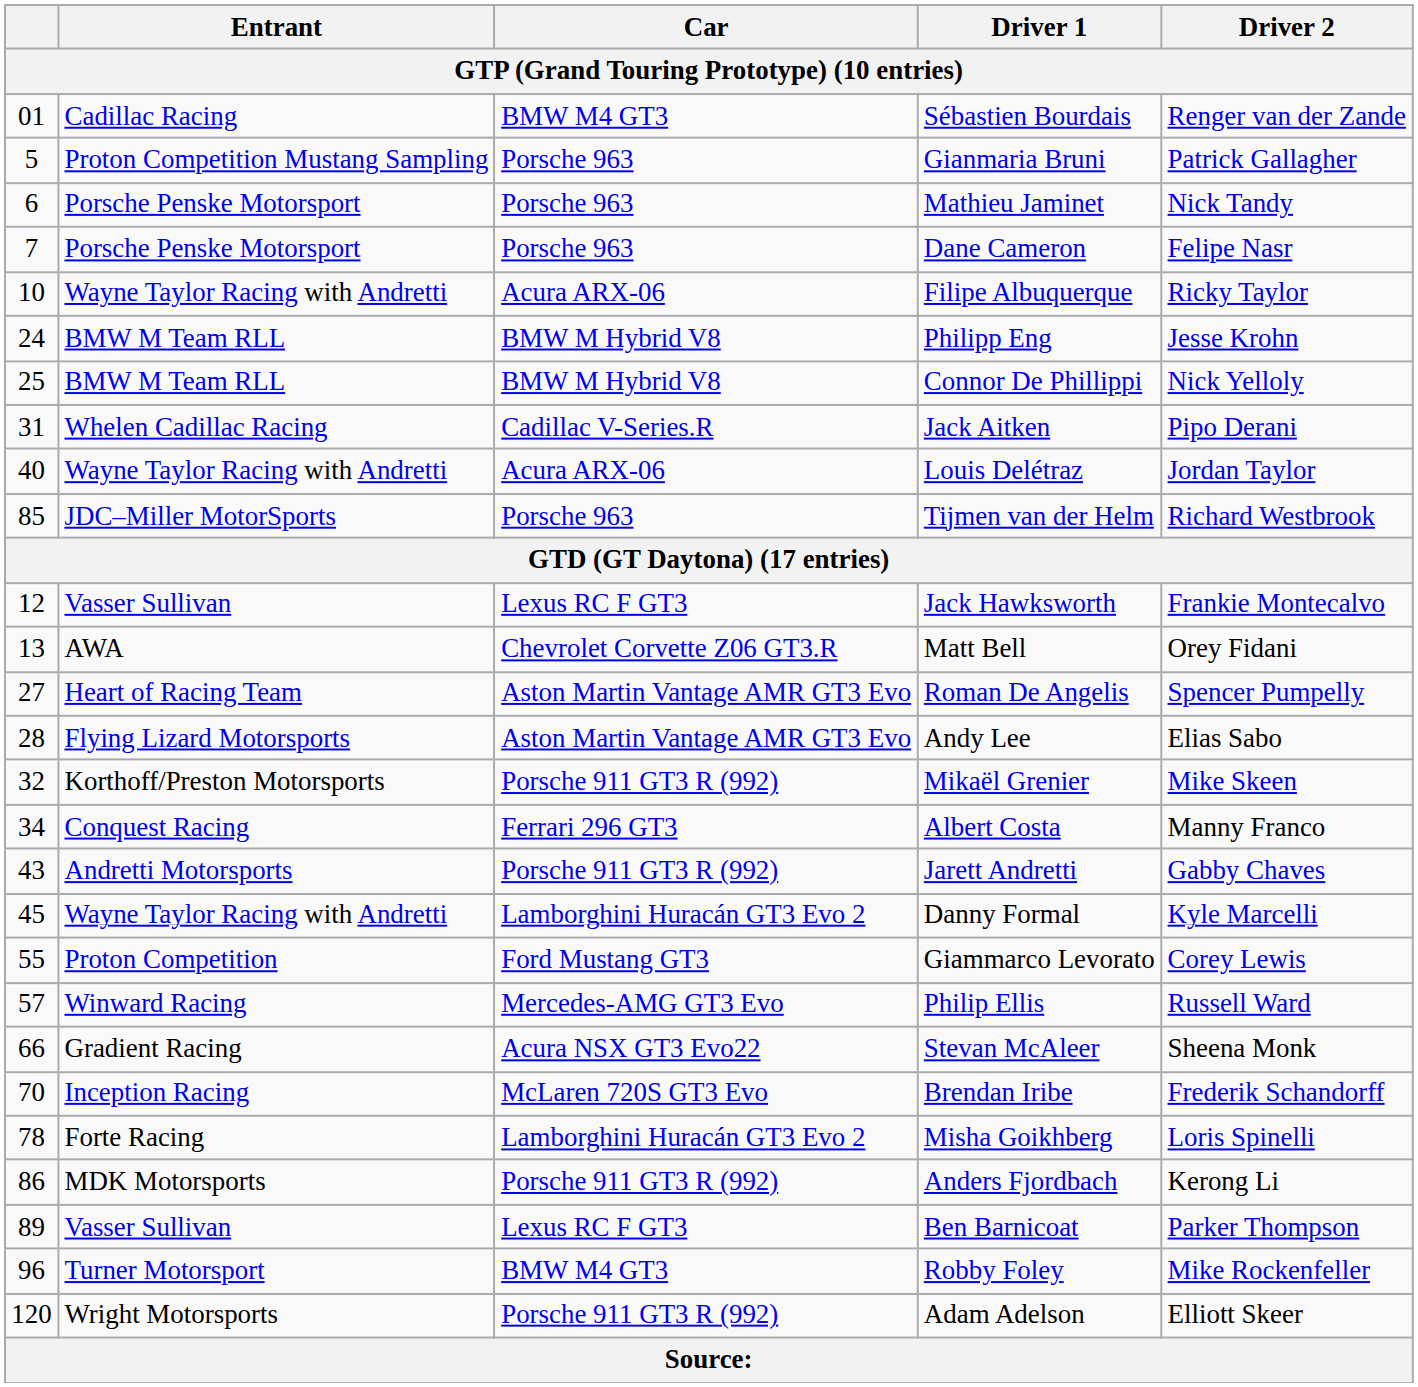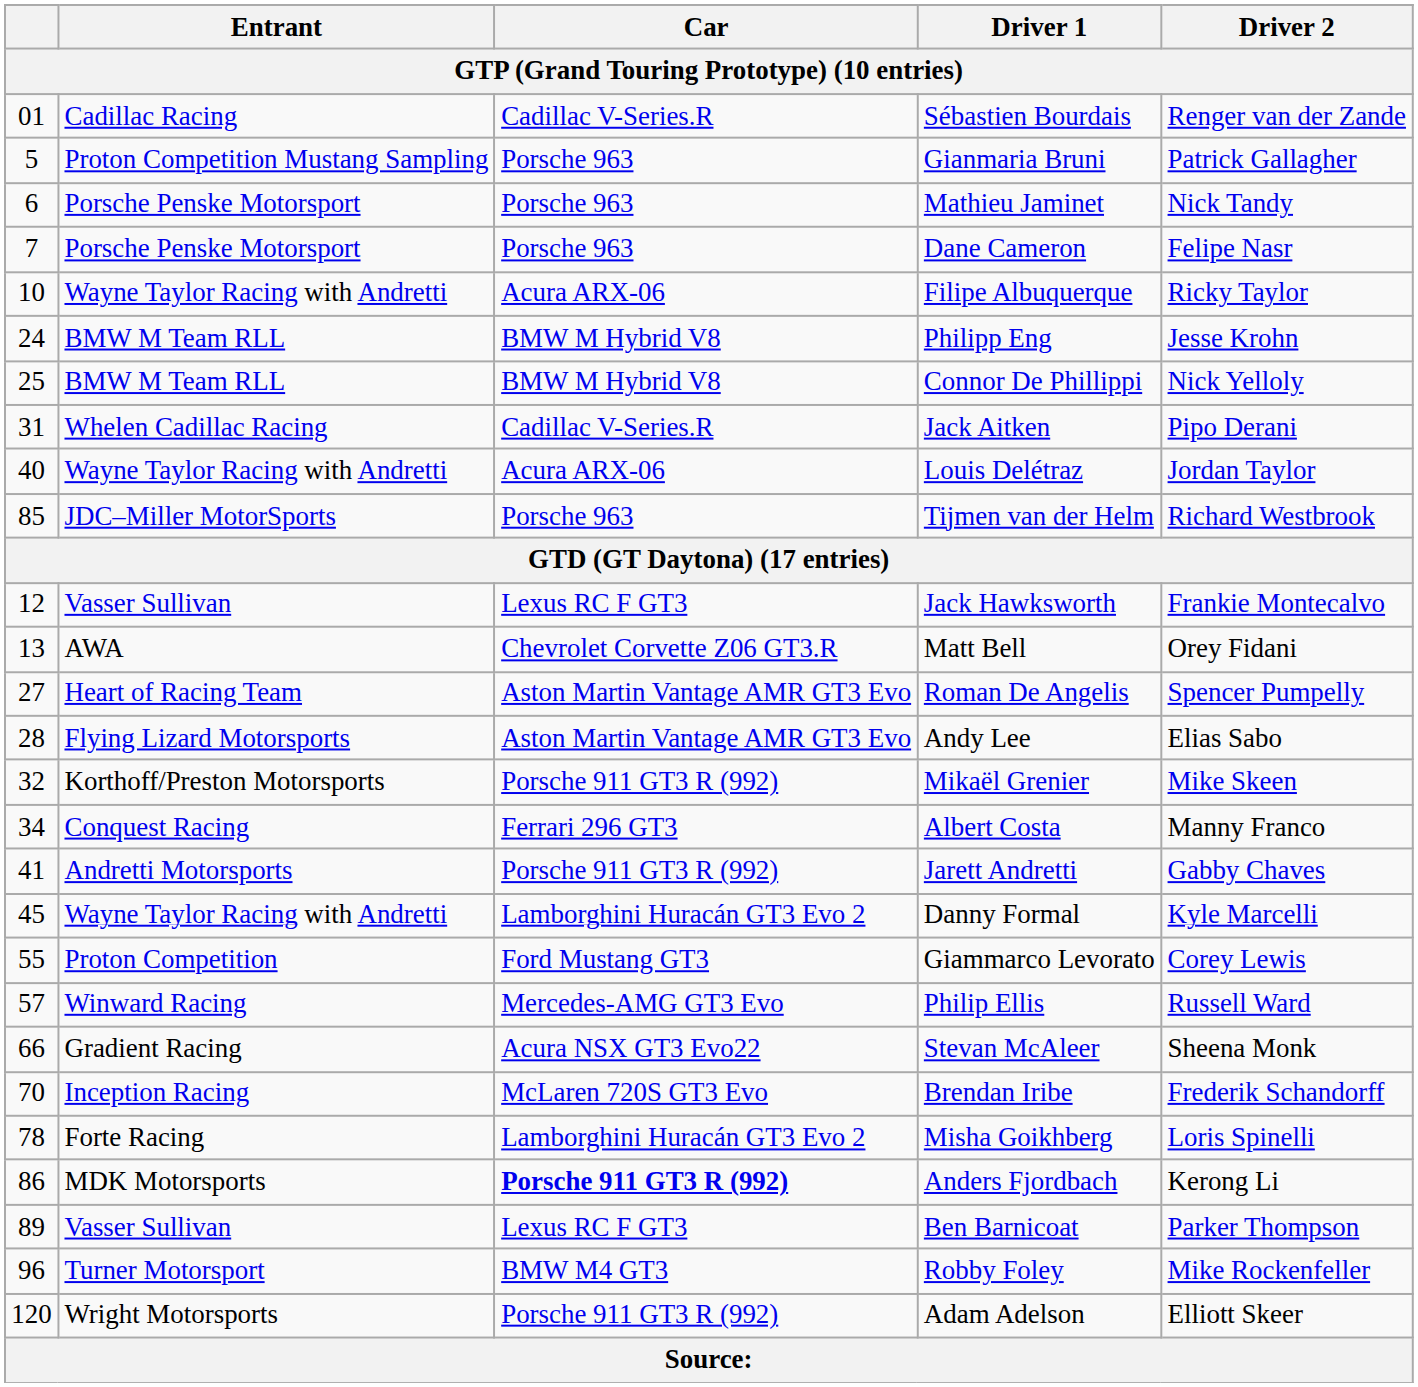(585, 115) BMW M4 GT3 -> (607, 115) Cadillac V-Series.R
(32, 870) 43 -> (32, 870) 41
(640, 1181) normal -> (645, 1181) bold
